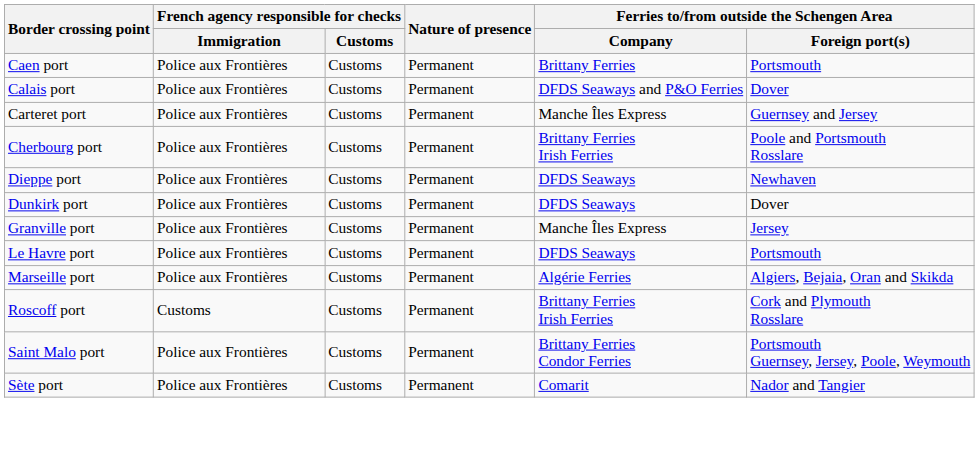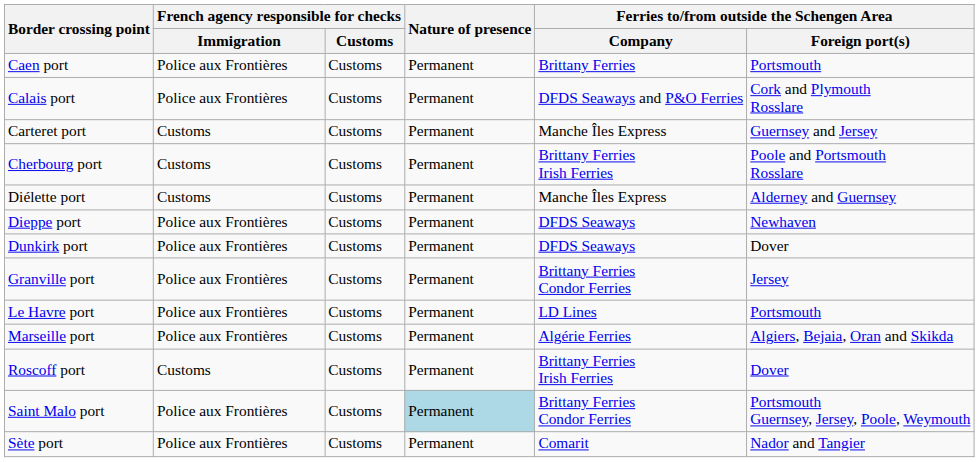(769, 89) Dover -> (810, 98) Cork and Plymouth Rosslare
(222, 114) Police aux Frontières -> (184, 131) Customs
(222, 147) Police aux Frontières -> (184, 164) Customs
+ row: (47, 197)
(602, 228) Manche Îles Express -> (587, 279) Brittany Ferries Condor Ferries
(587, 253) DFDS Seaways -> (568, 312) LD Lines
(810, 310) Cork and Plymouth Rosslare -> (769, 369) Dover
(441, 352) no background -> (441, 411) lightblue background
